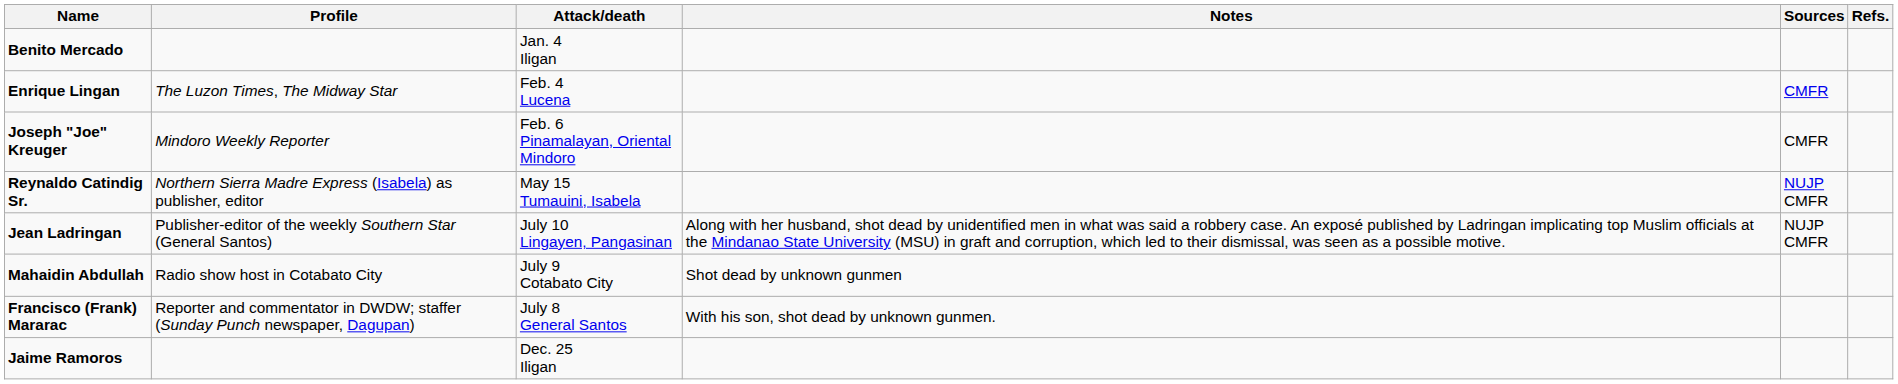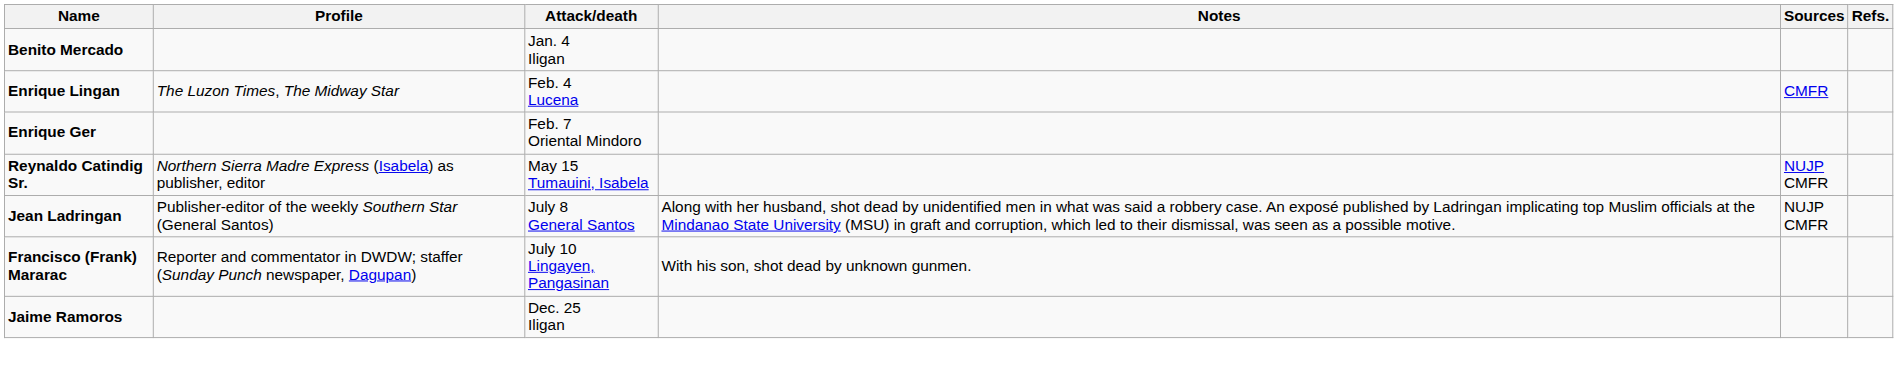- row: (58, 141)
+ row: (52, 132)
(596, 233) July 10 Lingayen, Pangasinan -> (581, 216) July 8 General Santos
- row: (76, 275)
(573, 316) July 8 General Santos -> (569, 266) July 10 Lingayen, Pangasinan
